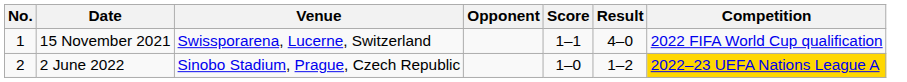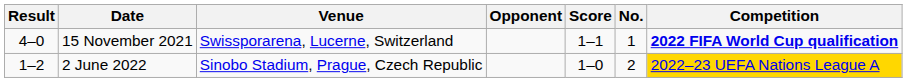columns swapped: (20, 16) <-> (620, 16)
(767, 41) normal -> (774, 41) bold
